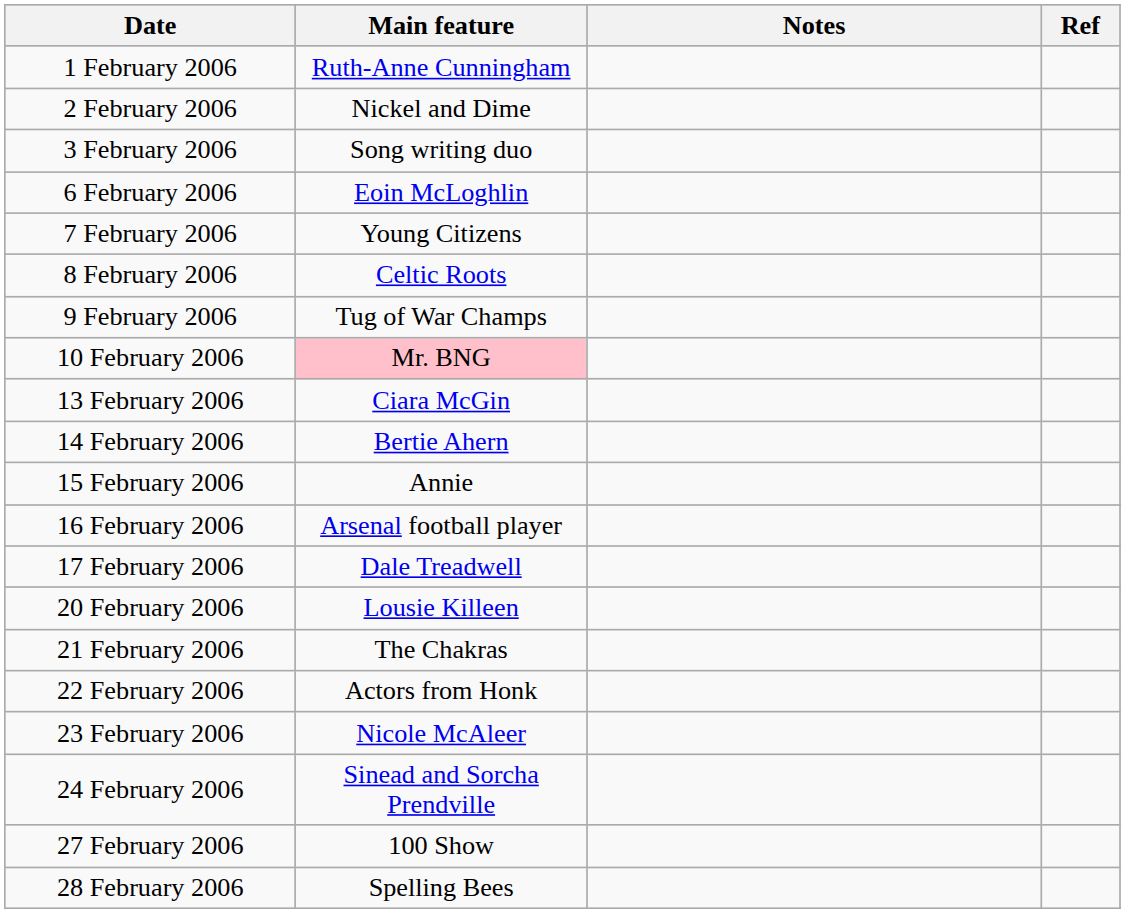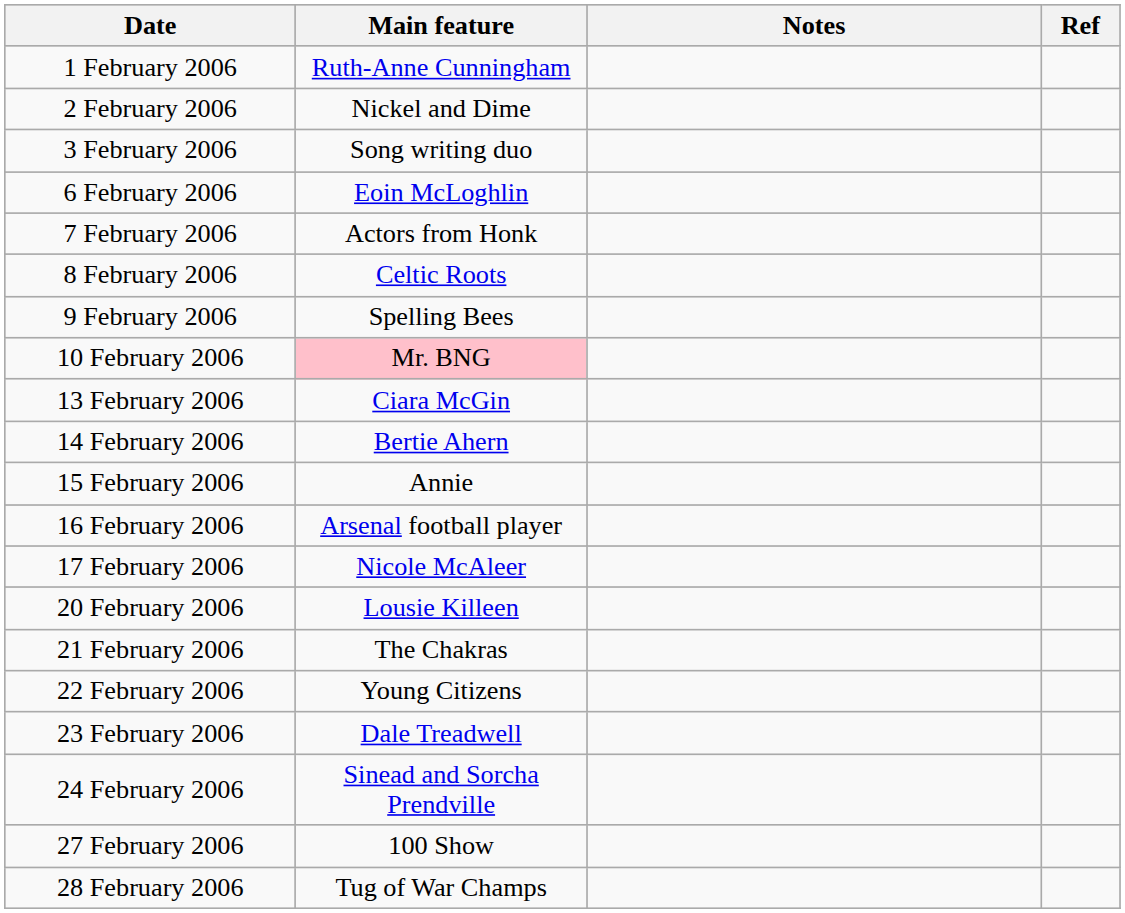(441, 233) Young Citizens -> (441, 233) Actors from Honk
(441, 316) Tug of War Champs -> (441, 316) Spelling Bees
(441, 566) Dale Treadwell -> (441, 566) Nicole McAleer
(441, 691) Actors from Honk -> (441, 691) Young Citizens
(441, 732) Nicole McAleer -> (441, 732) Dale Treadwell
(441, 887) Spelling Bees -> (441, 887) Tug of War Champs
